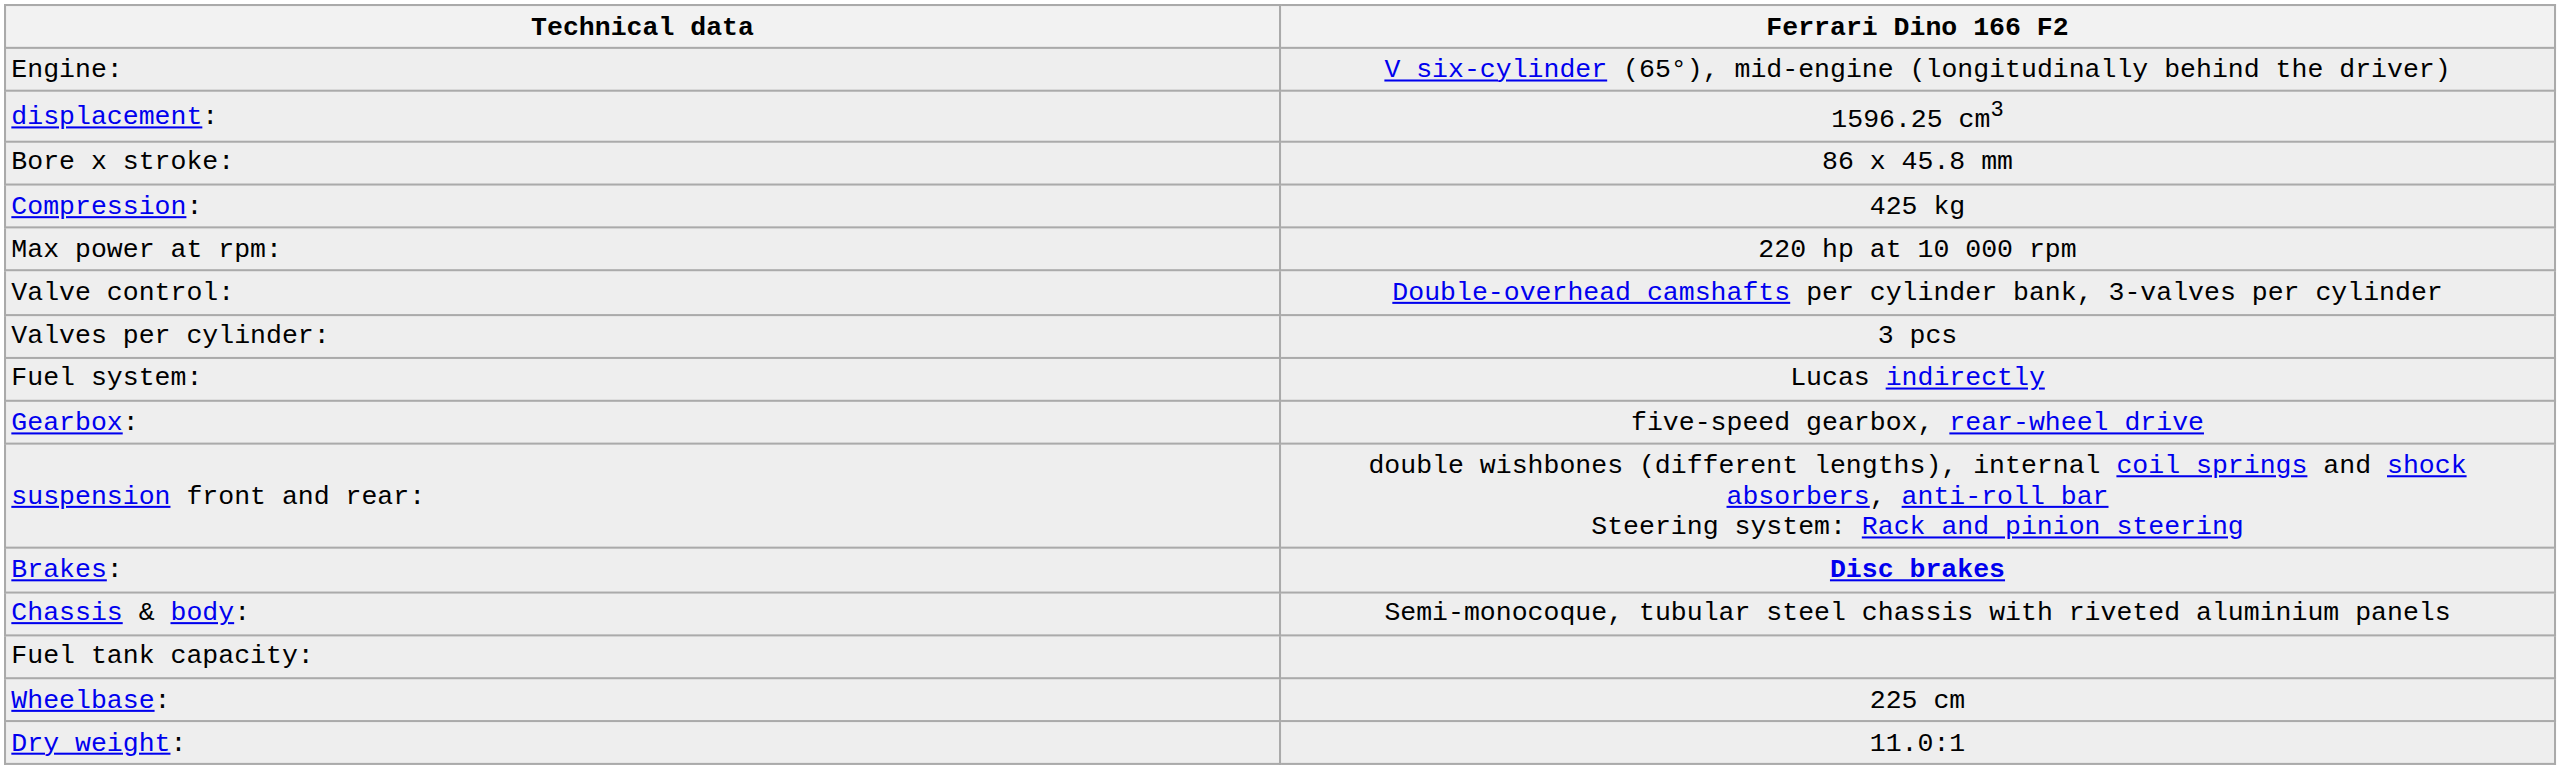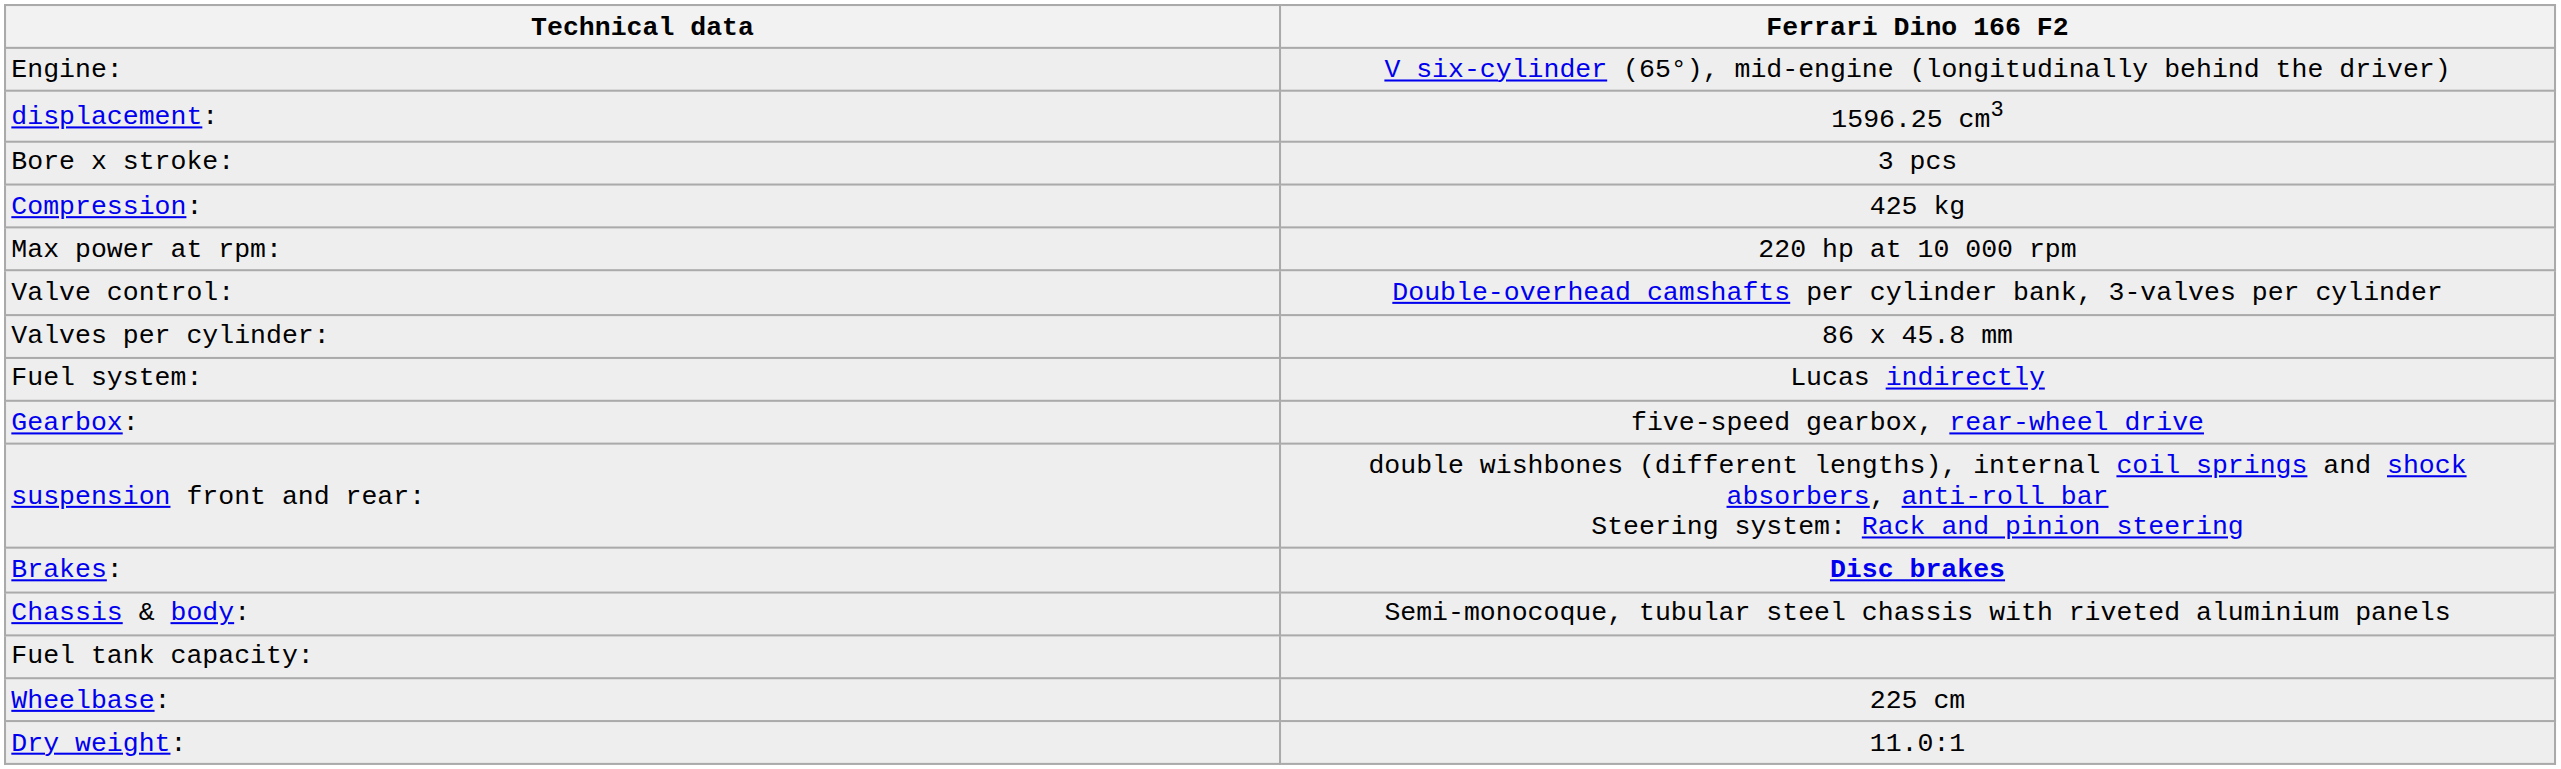(1918, 163) 86 x 45.8 mm -> (1918, 163) 3 pcs
(1918, 336) 3 pcs -> (1918, 336) 86 x 45.8 mm
